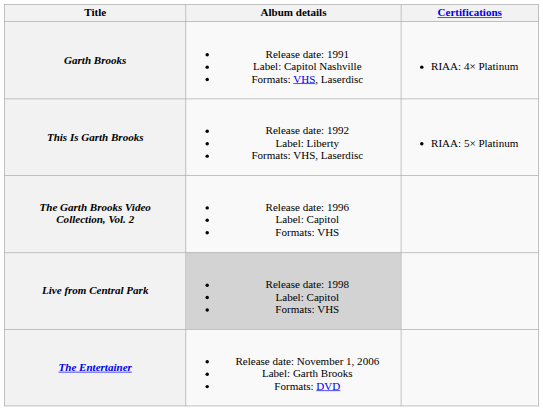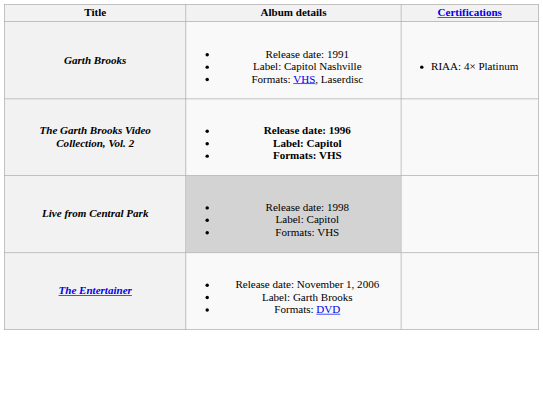- row: (95, 137)
(293, 220) normal -> (293, 143) bold
